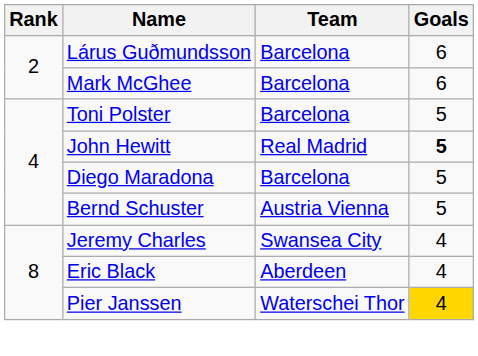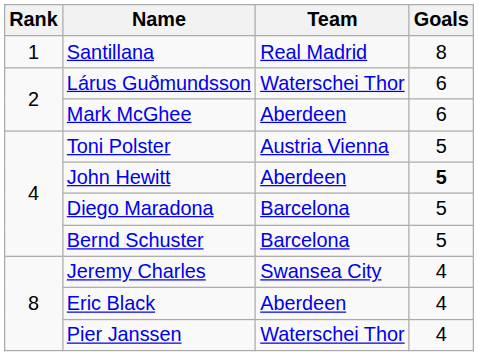+ row: (110, 51)
(305, 51) Barcelona -> (332, 83) Waterschei Thor
(305, 83) Barcelona -> (303, 114) Aberdeen
(305, 114) Barcelona -> (325, 146) Austria Vienna
(314, 146) Real Madrid -> (303, 177) Aberdeen
(325, 209) Austria Vienna -> (305, 240) Barcelona
(441, 303) gold background -> (441, 334) no background
